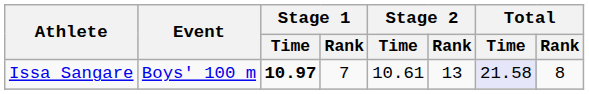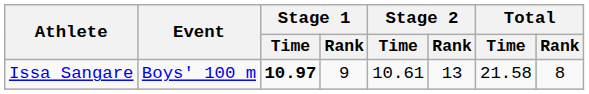(344, 74) 7 -> (344, 74) 9
(506, 74) lavender background -> (506, 74) no background
